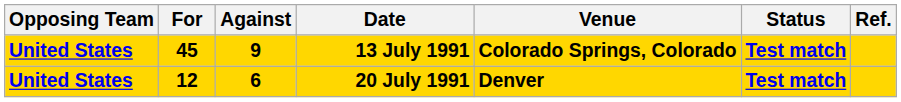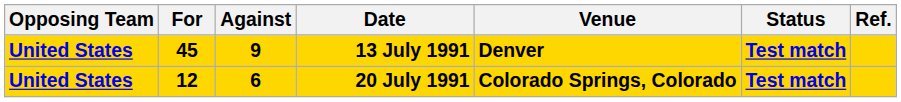(607, 50) Colorado Springs, Colorado -> (511, 50) Denver
(511, 81) Denver -> (607, 81) Colorado Springs, Colorado
